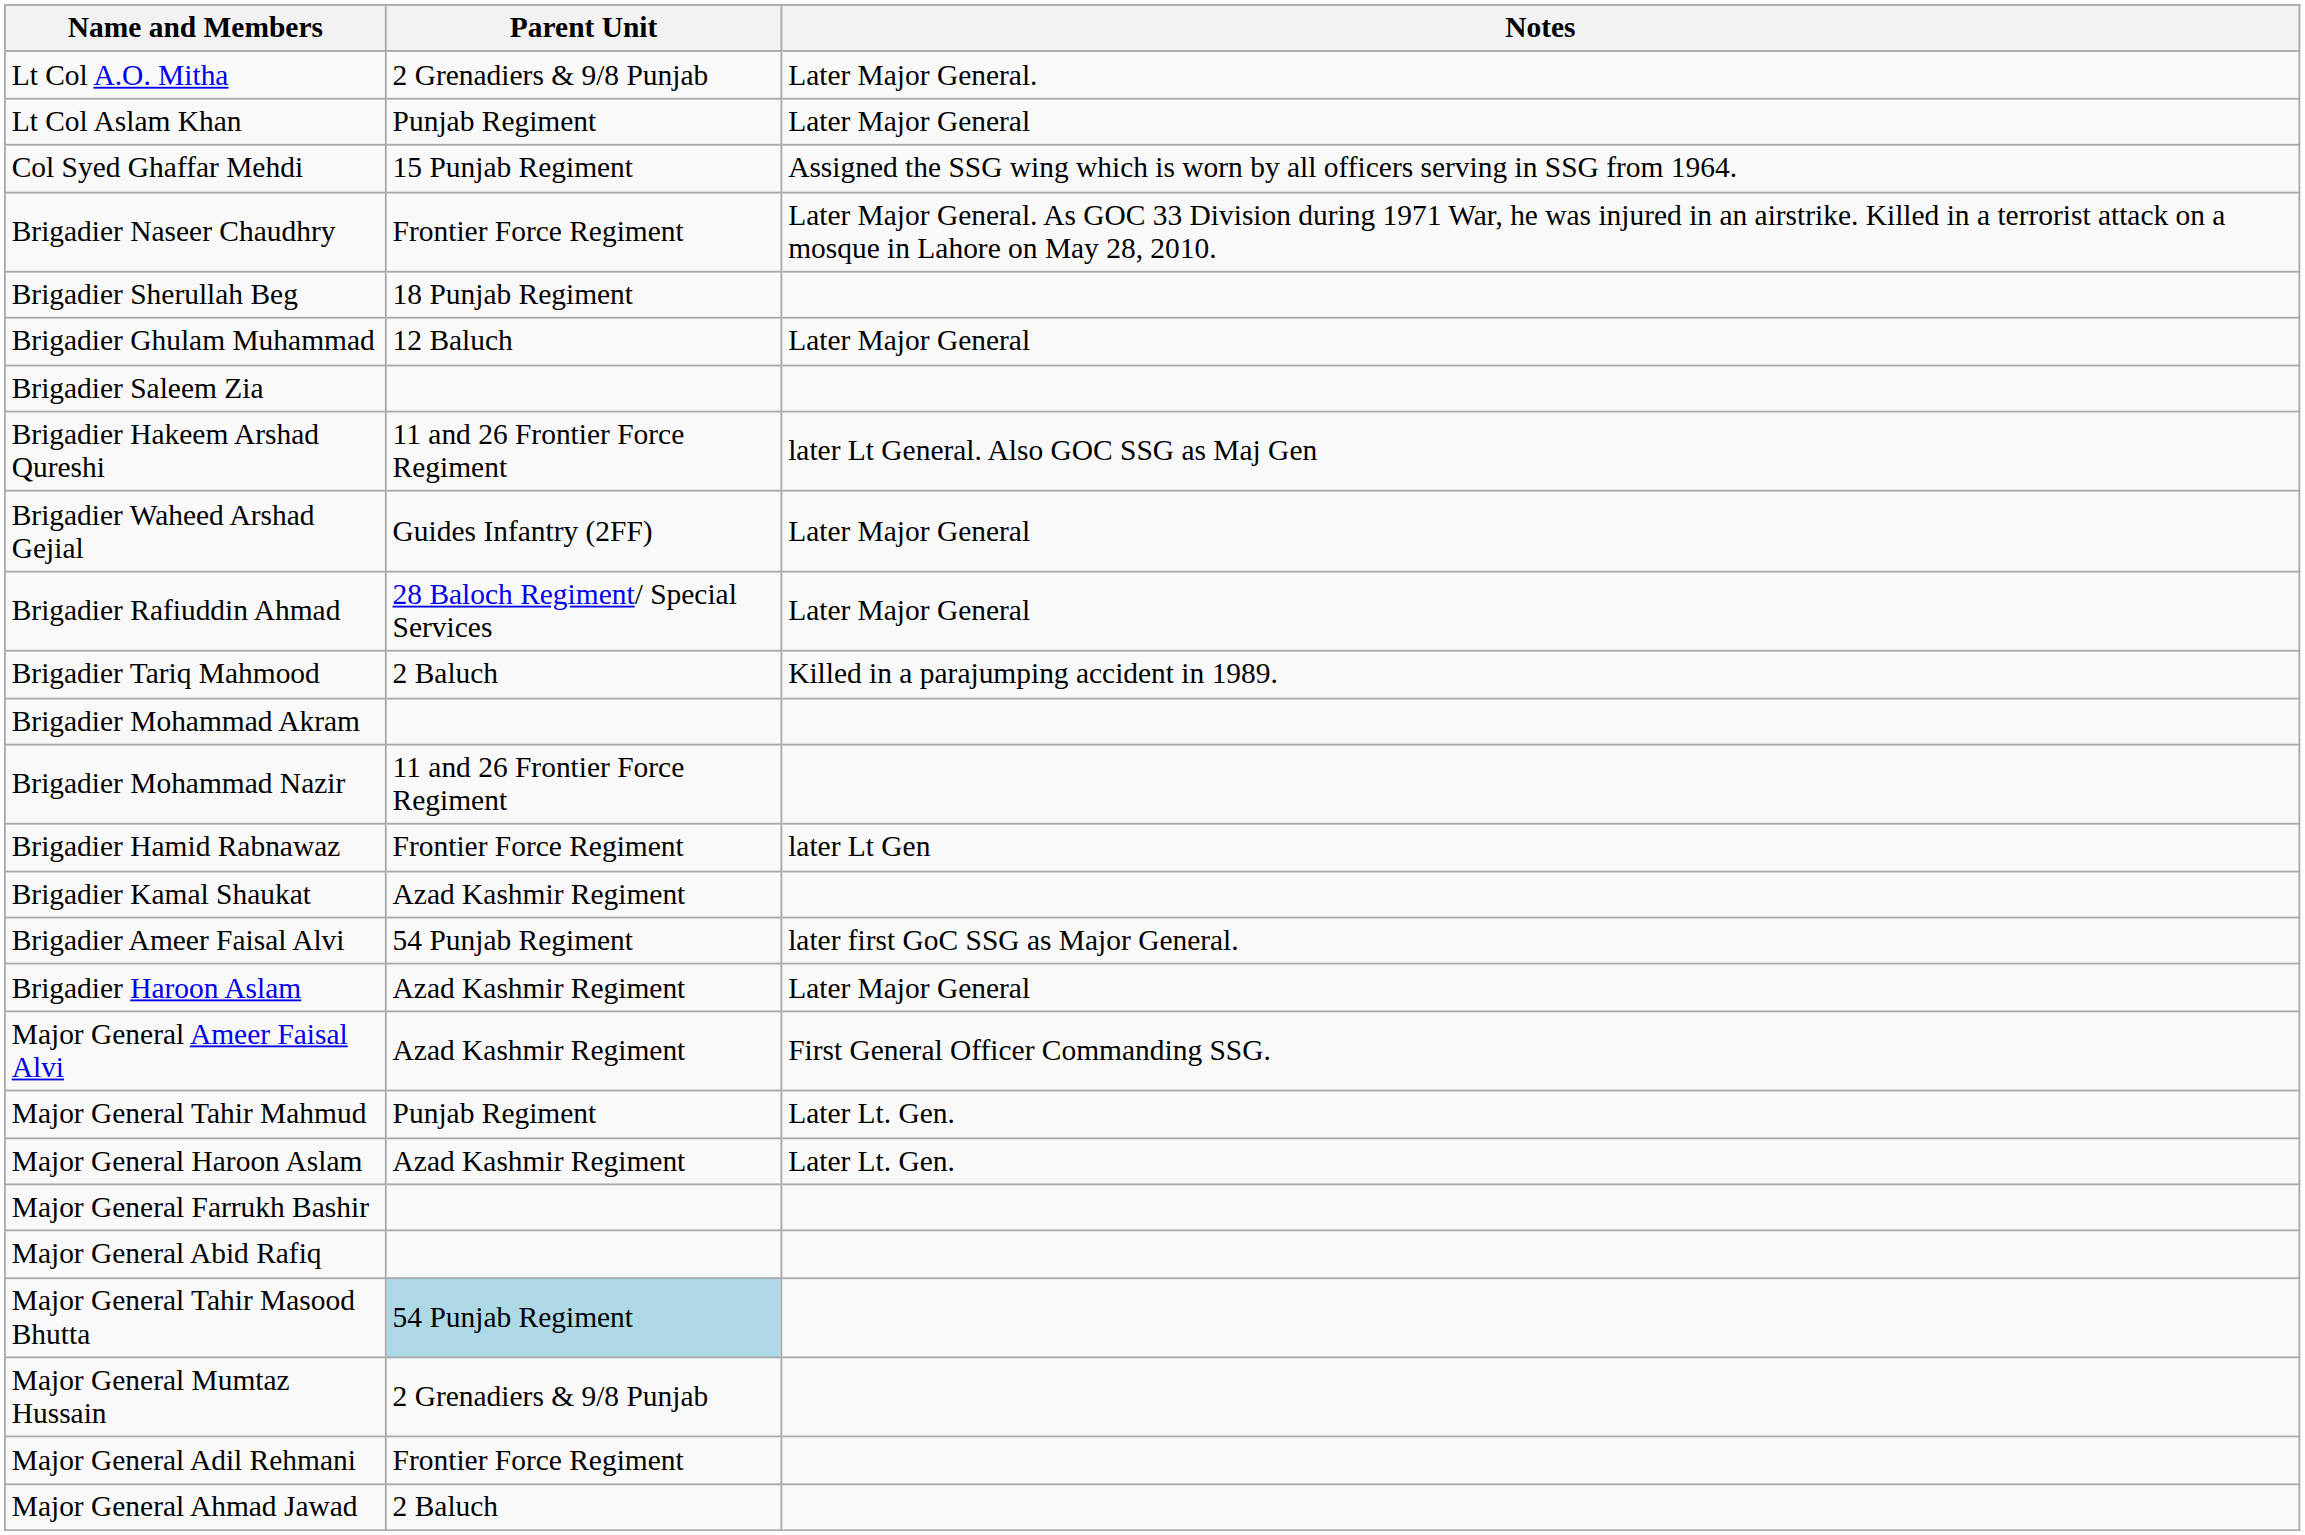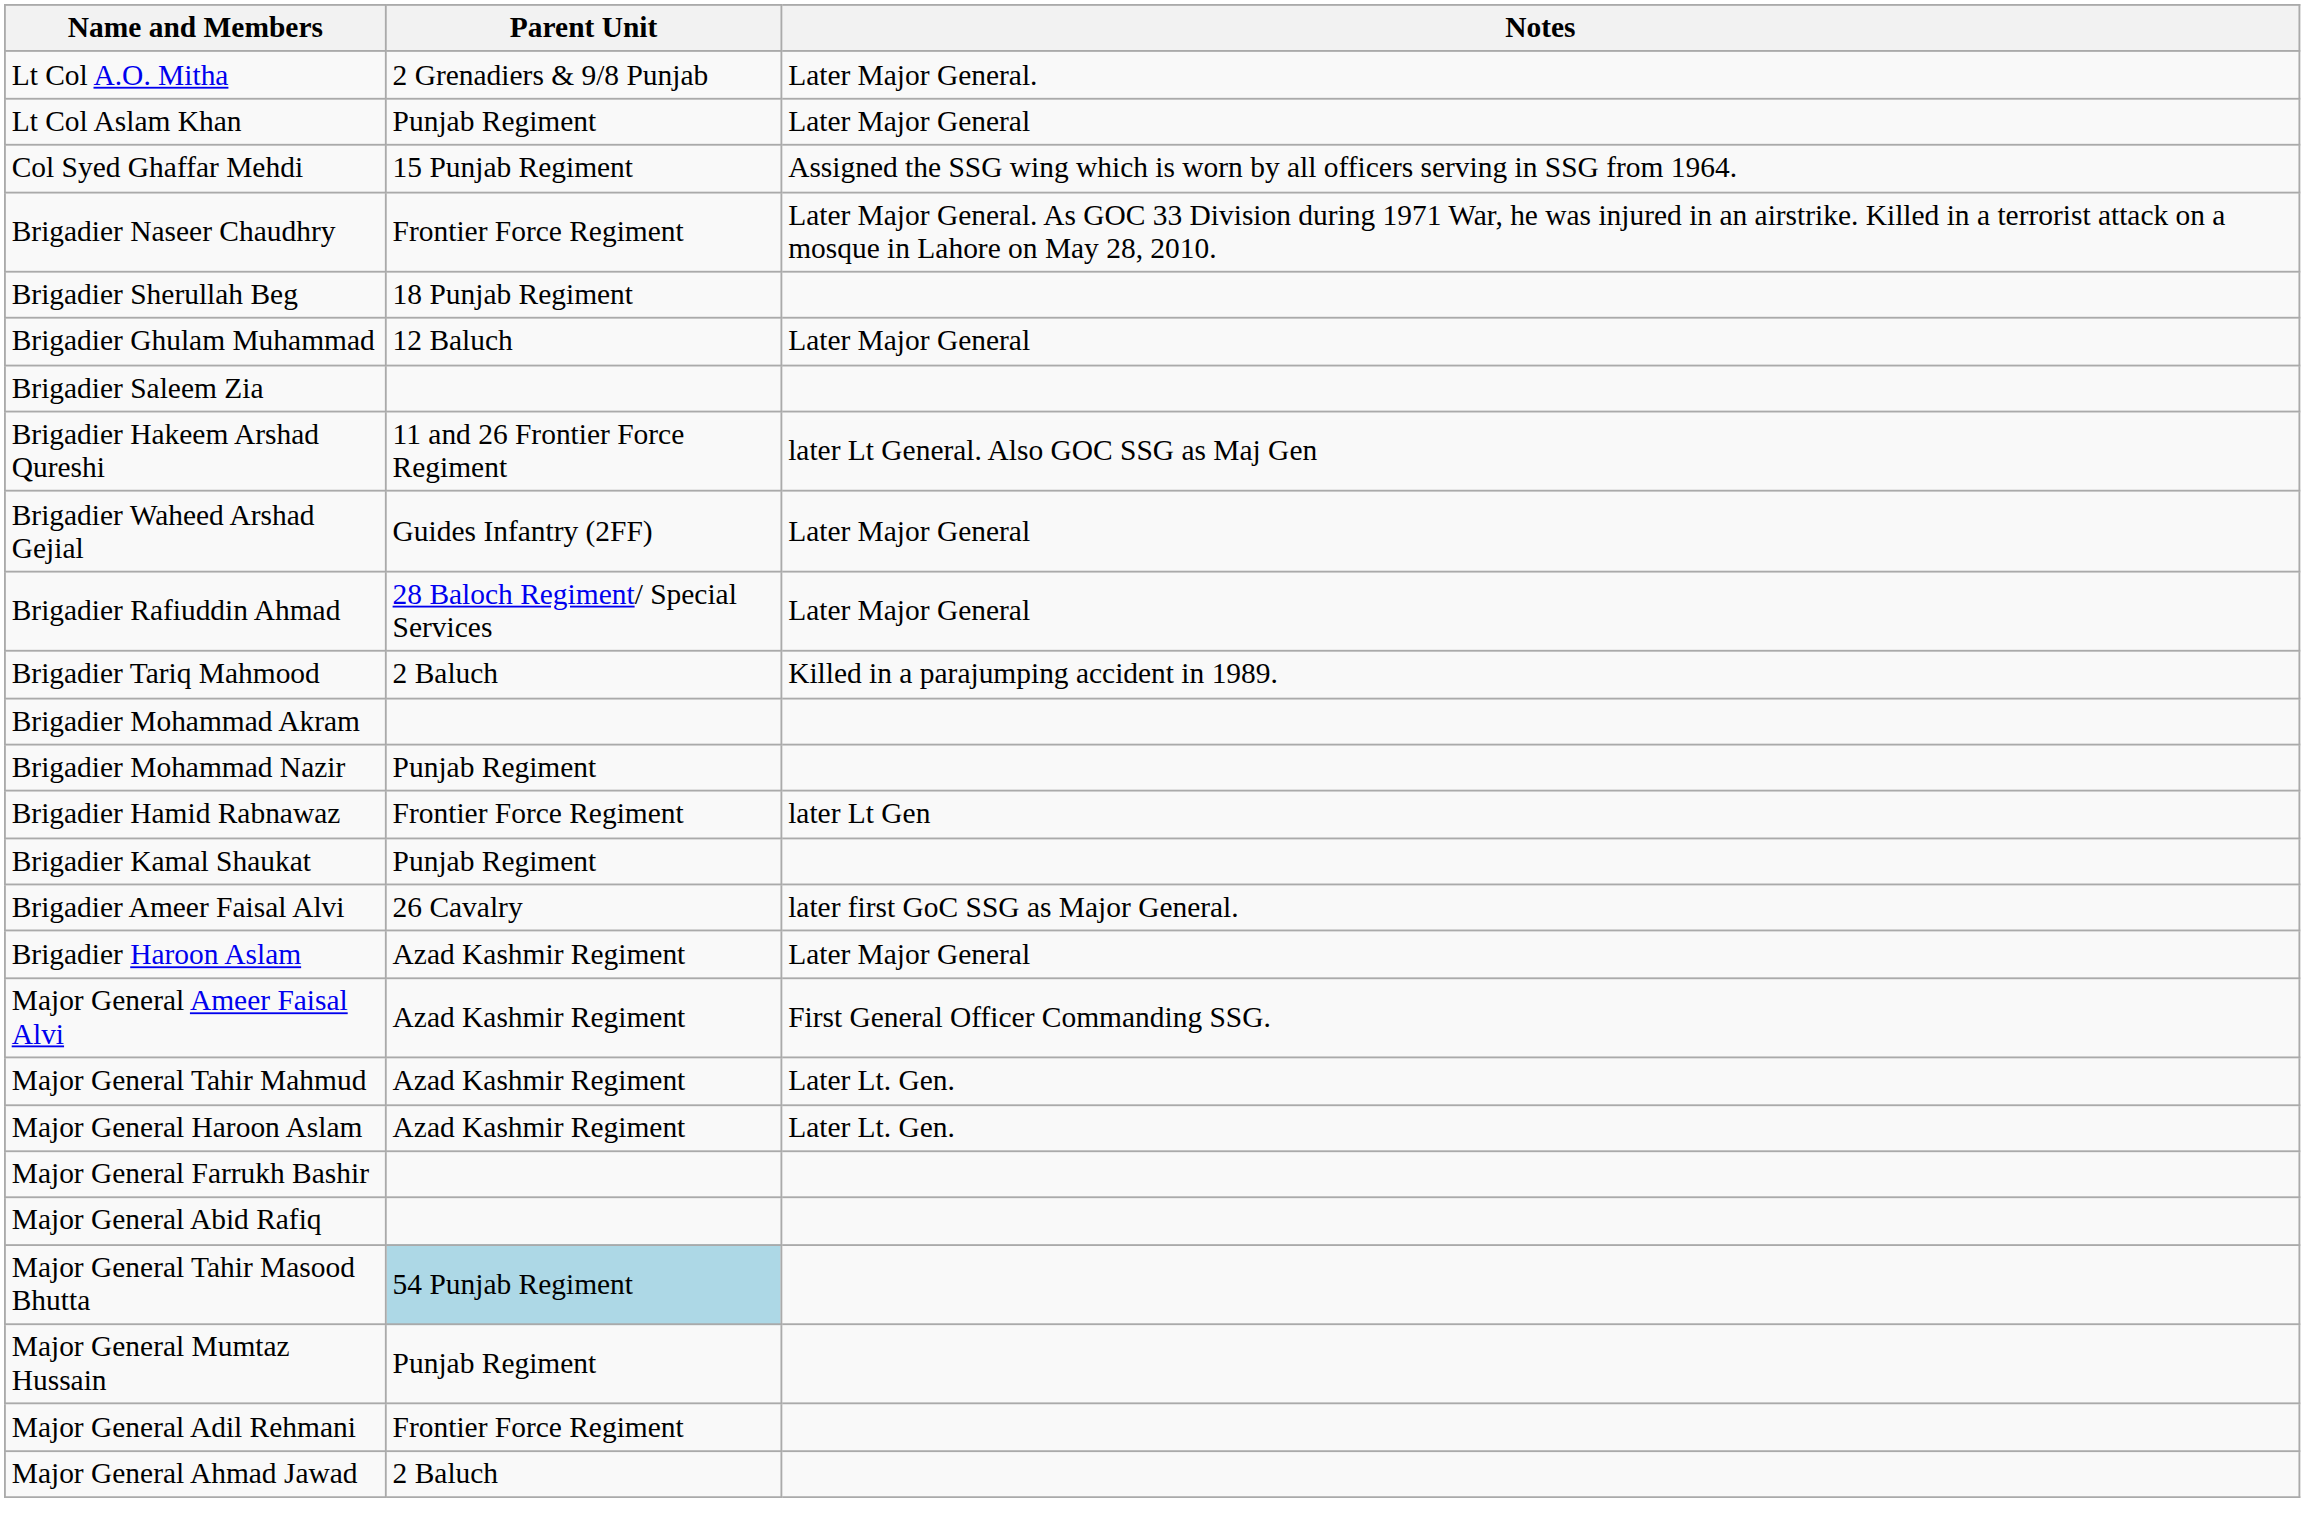(538, 783) 11 and 26 Frontier Force Regiment -> (494, 767) Punjab Regiment
(539, 893) Azad Kashmir Regiment -> (494, 860) Punjab Regiment
(513, 940) 54 Punjab Regiment -> (458, 907) 26 Cavalry
(494, 1113) Punjab Regiment -> (539, 1080) Azad Kashmir Regiment
(550, 1396) 2 Grenadiers & 9/8 Punjab -> (494, 1363) Punjab Regiment
